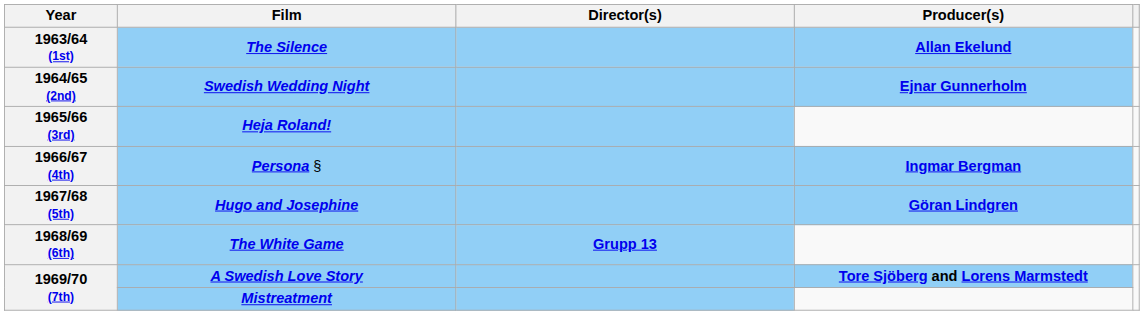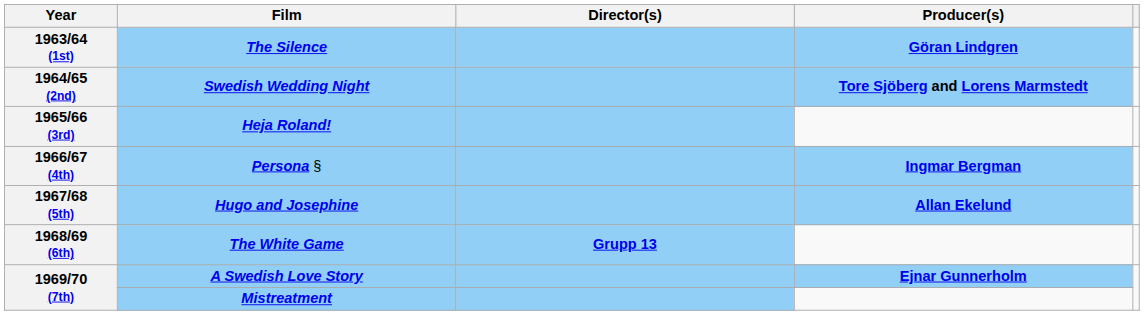(963, 47) Allan Ekelund -> (963, 47) Göran Lindgren
(963, 86) Ejnar Gunnerholm -> (963, 86) Tore Sjöberg and Lorens Marmstedt
(963, 205) Göran Lindgren -> (963, 205) Allan Ekelund
(963, 275) Tore Sjöberg and Lorens Marmstedt -> (963, 275) Ejnar Gunnerholm
